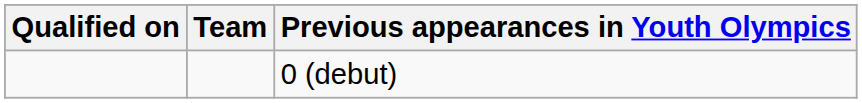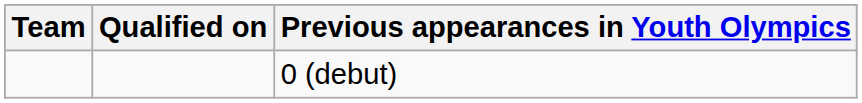columns swapped: (230, 27) <-> (96, 27)
